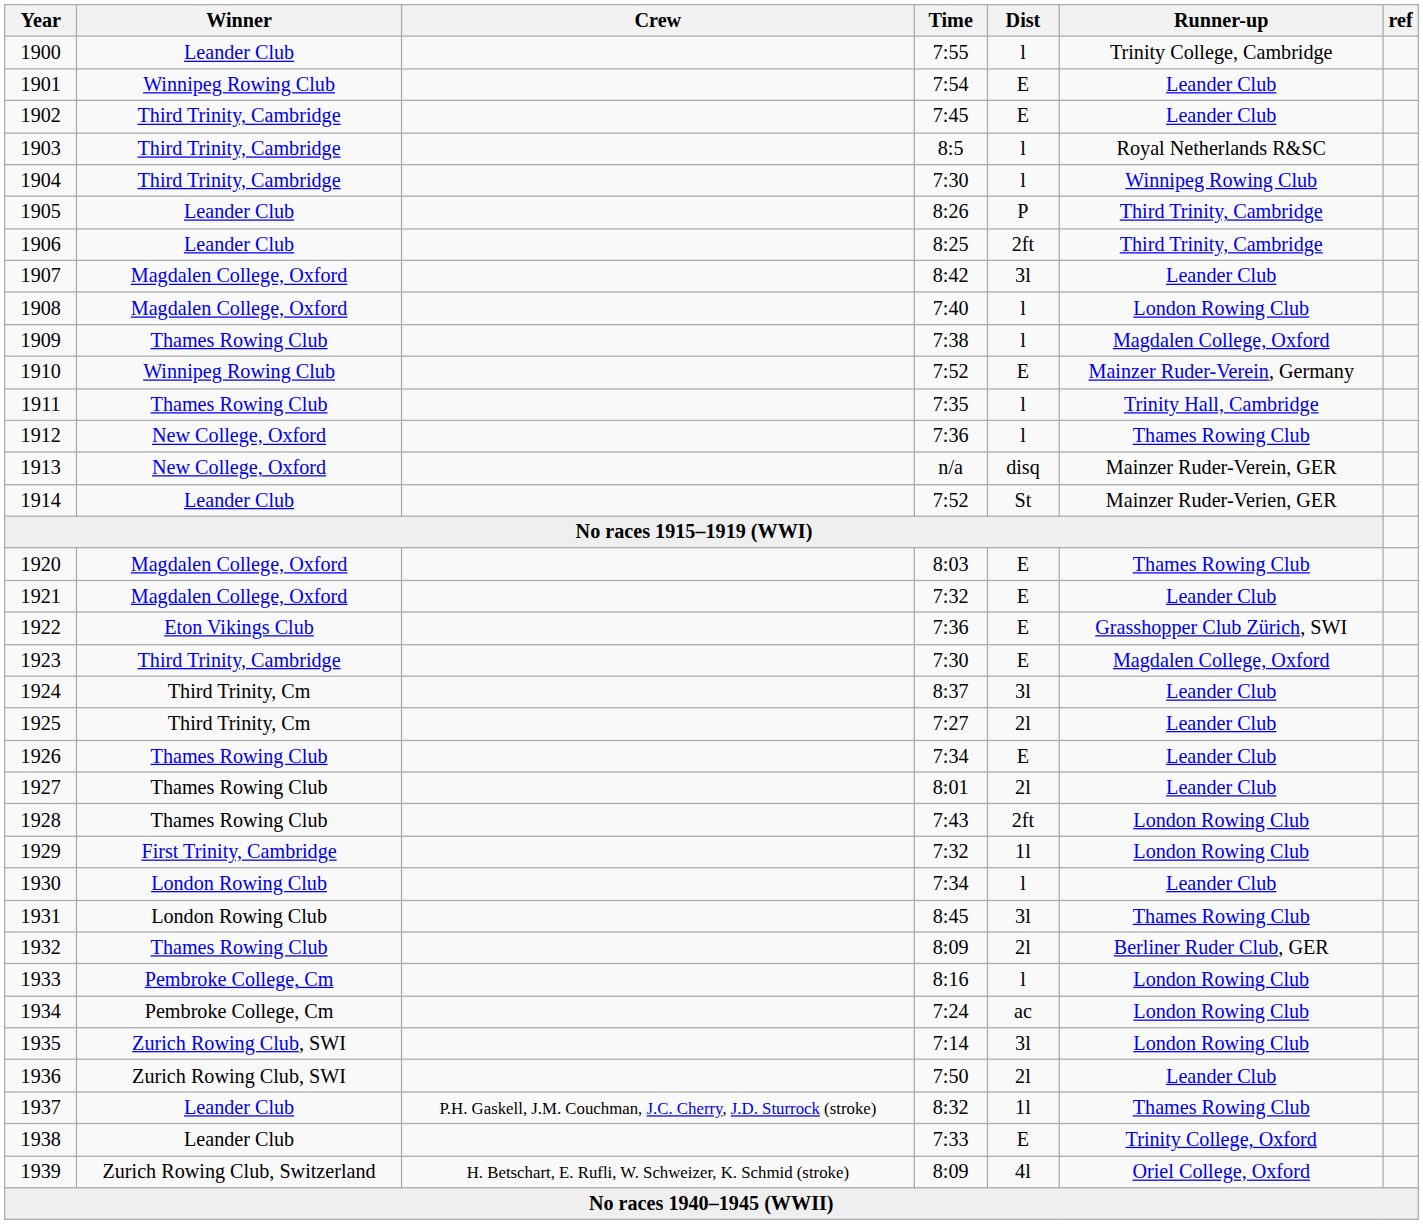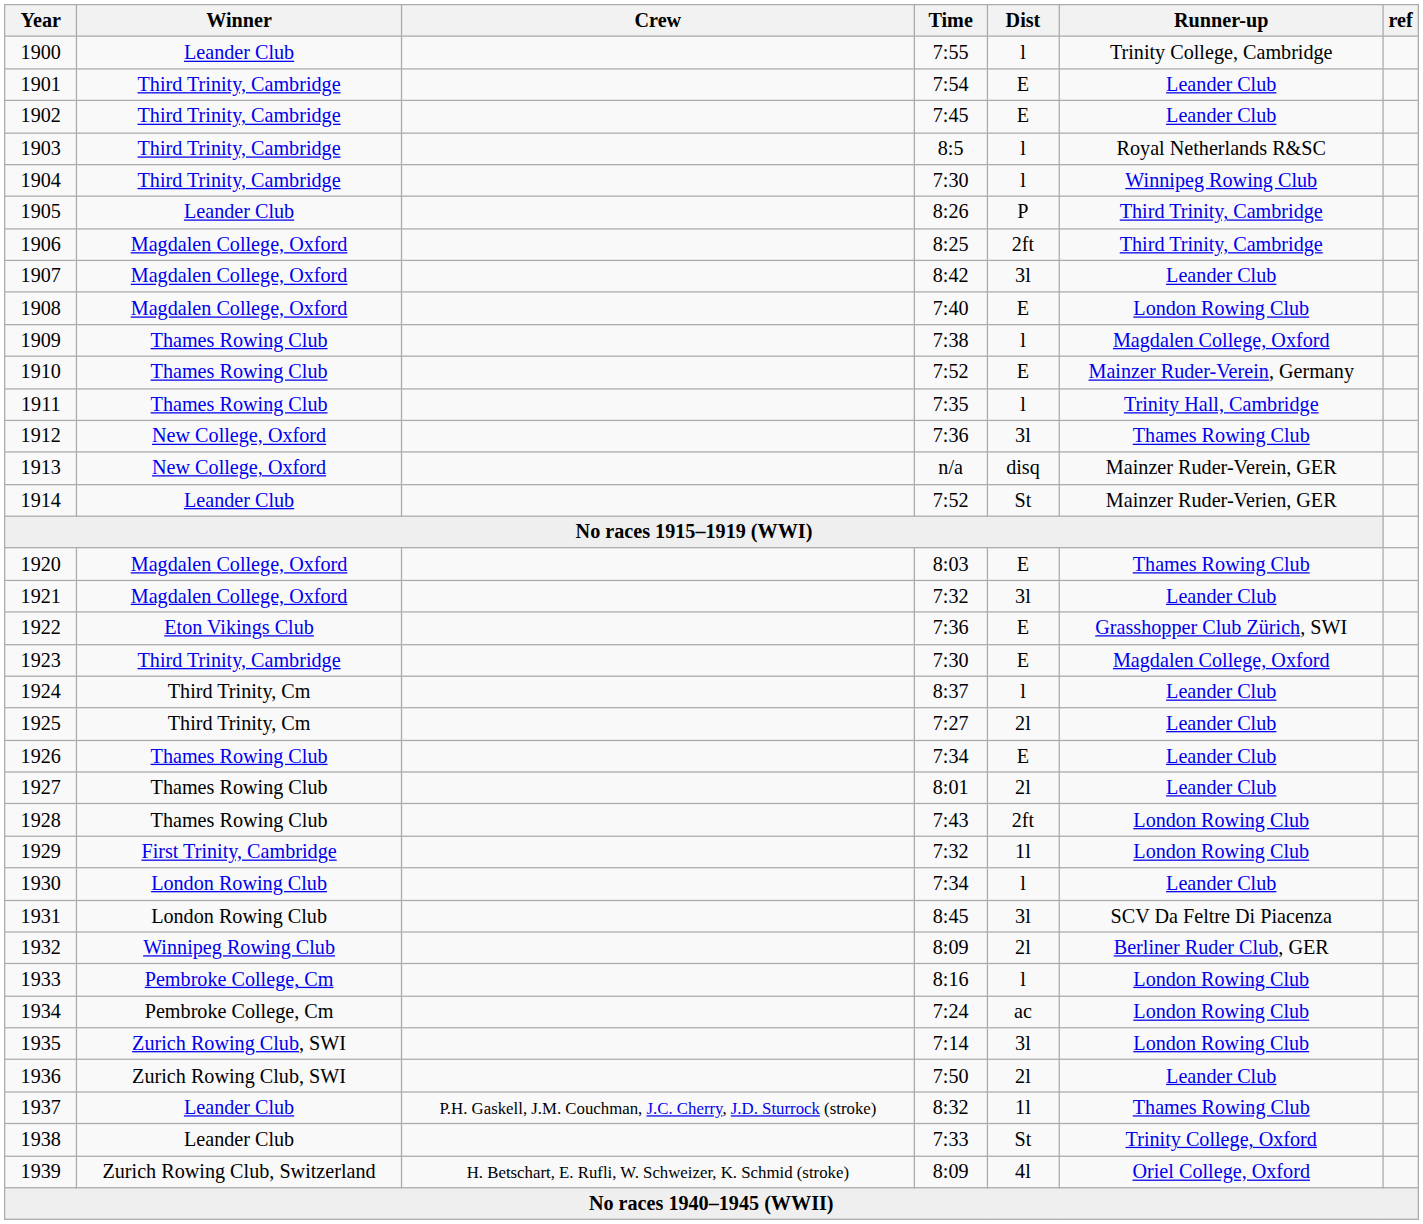(239, 84) Winnipeg Rowing Club -> (239, 84) Third Trinity, Cambridge
(239, 244) Leander Club -> (239, 244) Magdalen College, Oxford
(1023, 308) l -> (1023, 308) E
(239, 372) Winnipeg Rowing Club -> (239, 372) Thames Rowing Club
(1023, 436) l -> (1023, 436) 3l
(1023, 595) E -> (1023, 595) 3l
(1023, 691) 3l -> (1023, 691) l
(1221, 915) Thames Rowing Club -> (1221, 915) SCV Da Feltre Di Piacenza
(239, 947) Thames Rowing Club -> (239, 947) Winnipeg Rowing Club
(1023, 1139) E -> (1023, 1139) St
